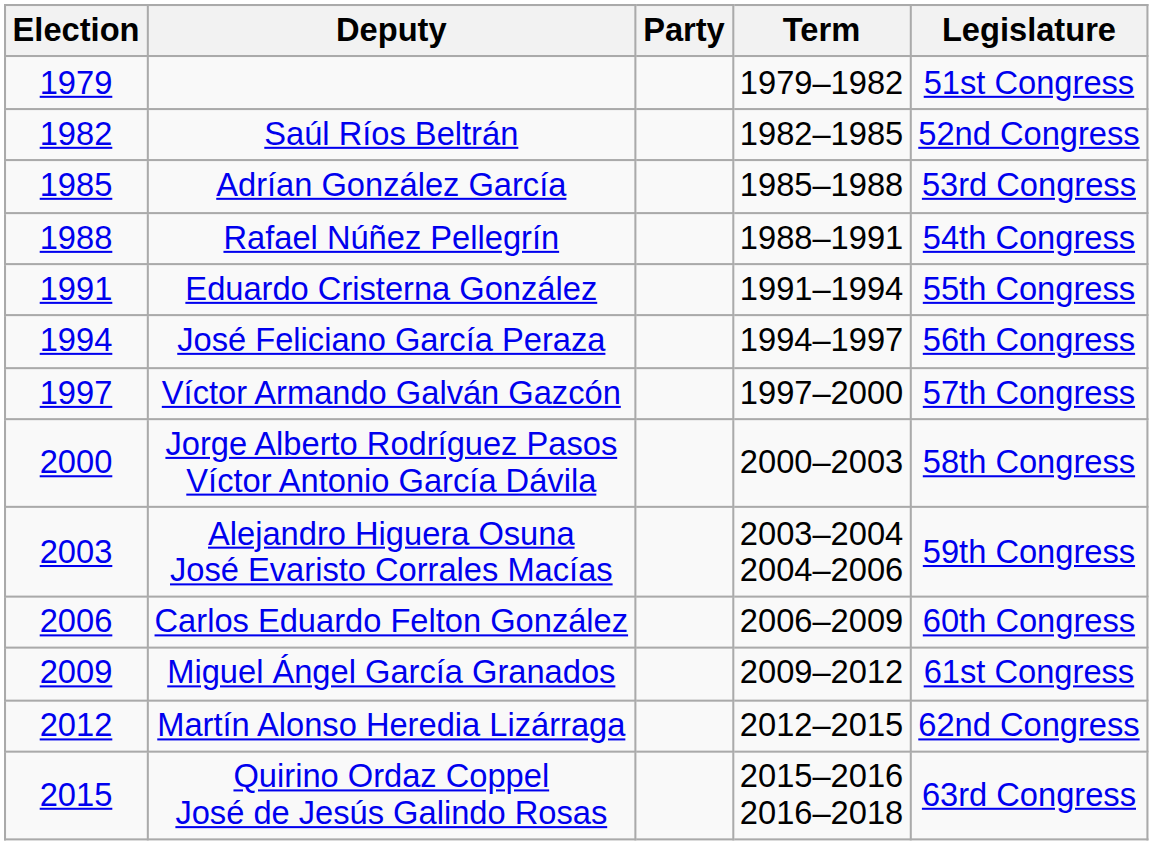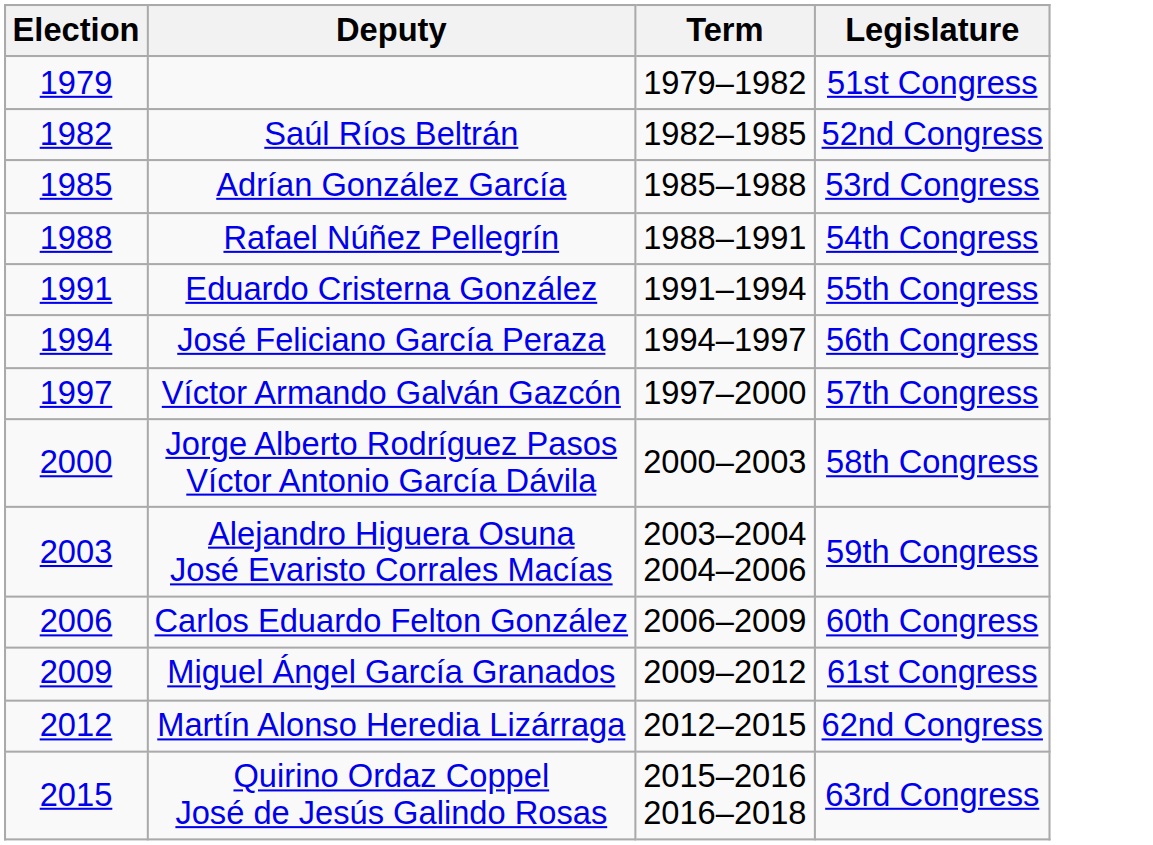- column: (684, 30)
